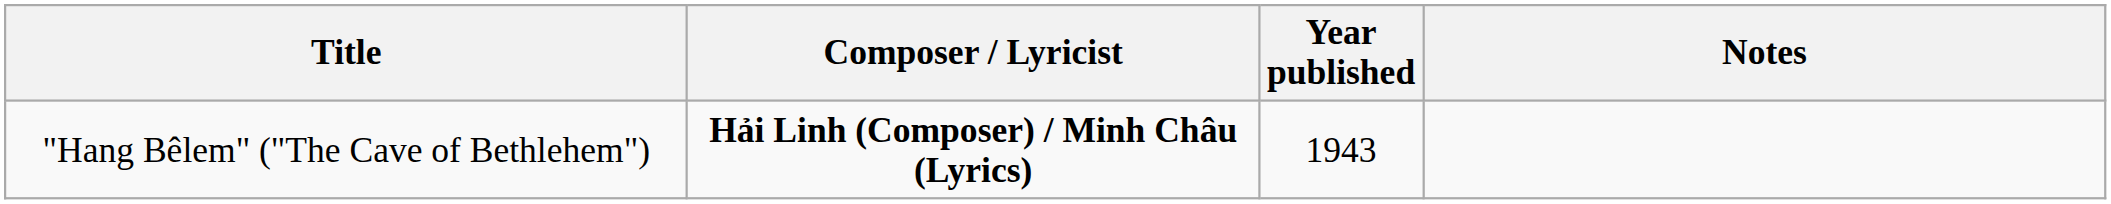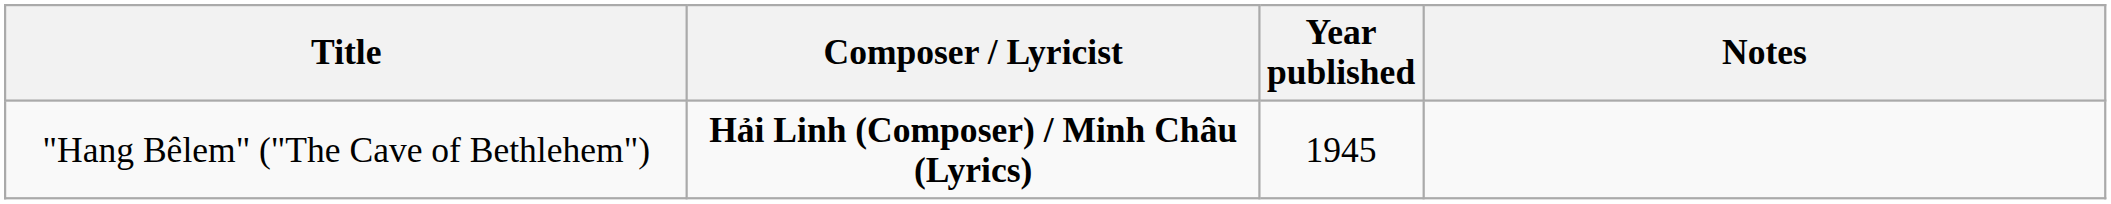(1341, 148) 1943 -> (1341, 148) 1945
